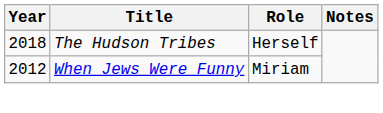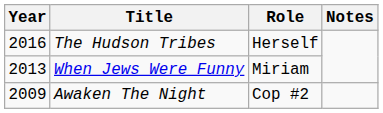(27, 43) 2018 -> (27, 43) 2016
(27, 69) 2012 -> (27, 69) 2013
+ row: (130, 95)
